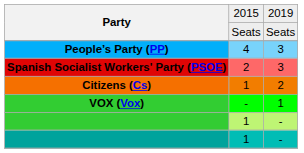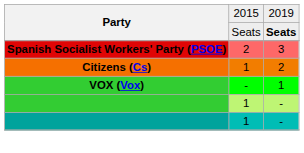(281, 32) normal -> (281, 32) bold
- row: (117, 50)
